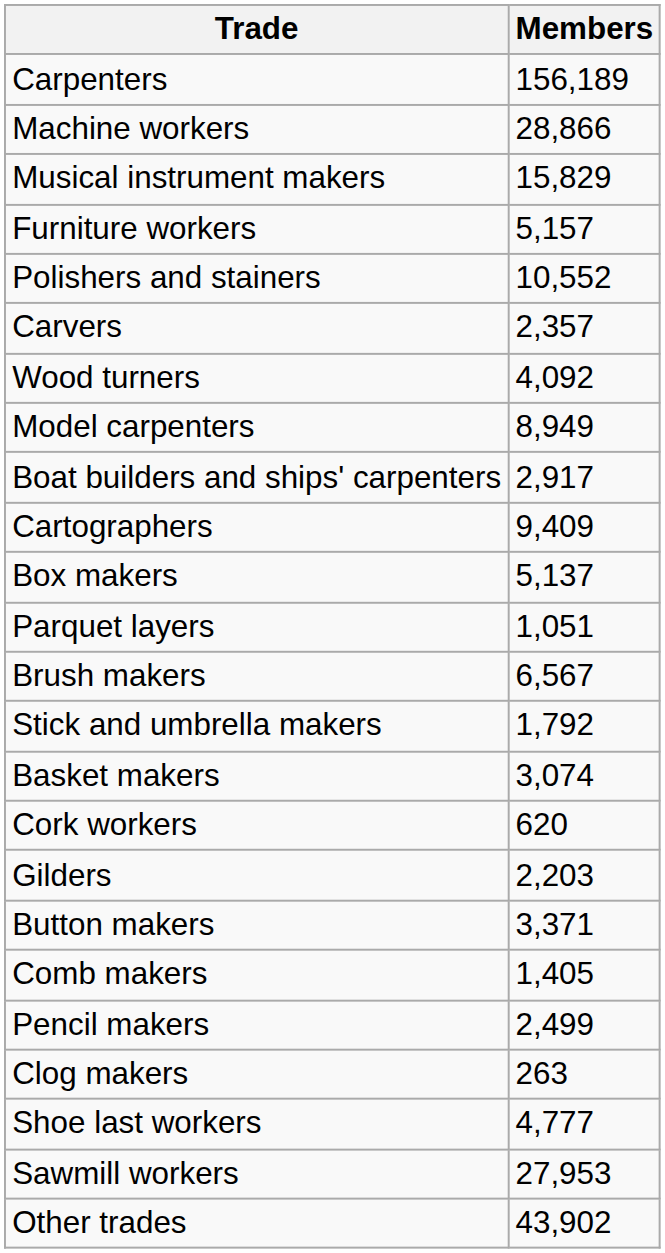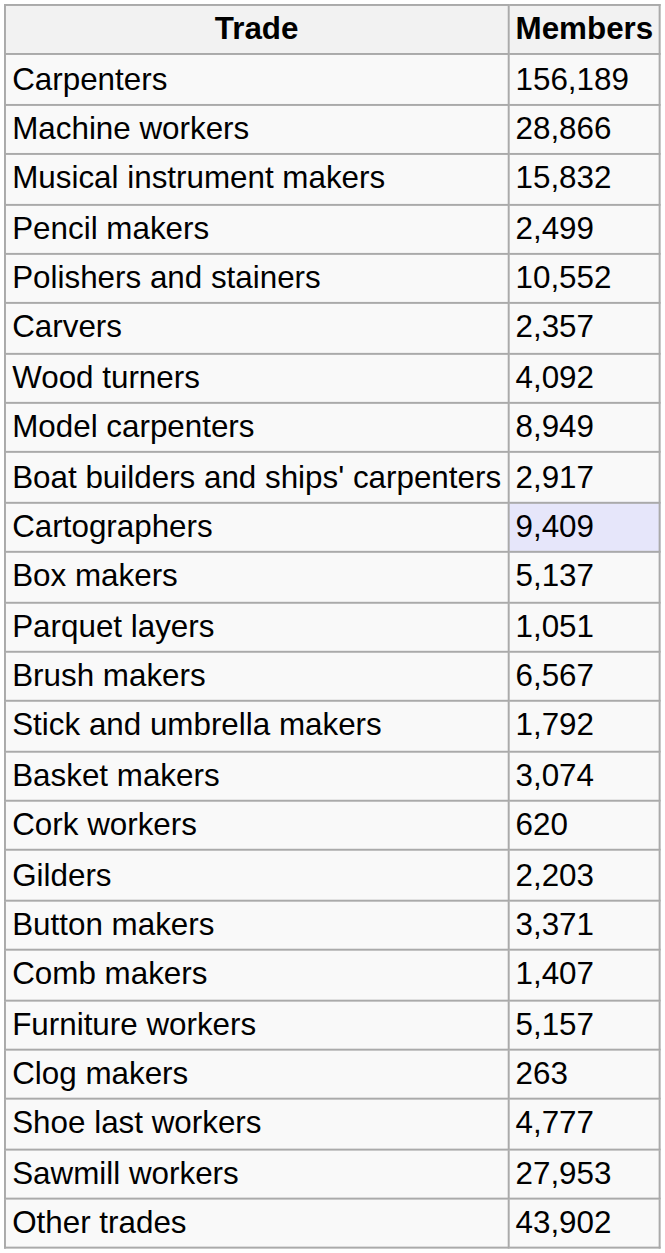(563, 178) 15,829 -> (563, 178) 15,832
rows swapped: (134, 228) <-> (111, 1024)
(555, 526) no background -> (555, 526) lavender background
(555, 974) 1,405 -> (555, 974) 1,407
